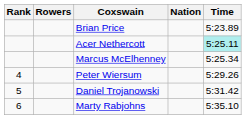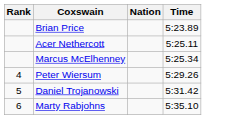- column: (53, 12)
(222, 43) paleturquoise background -> (182, 43) no background
